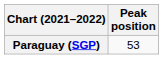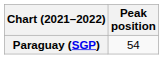(133, 44) 53 -> (133, 44) 54
